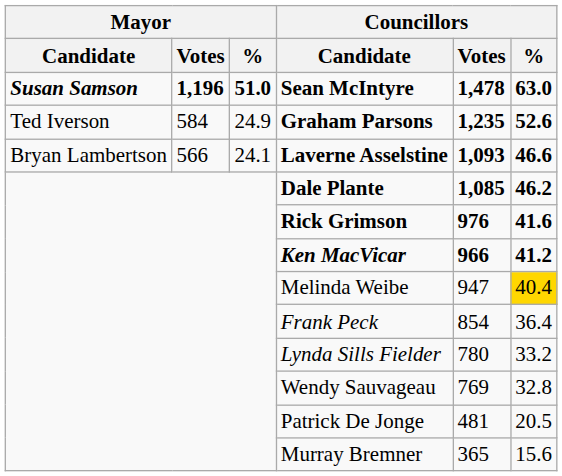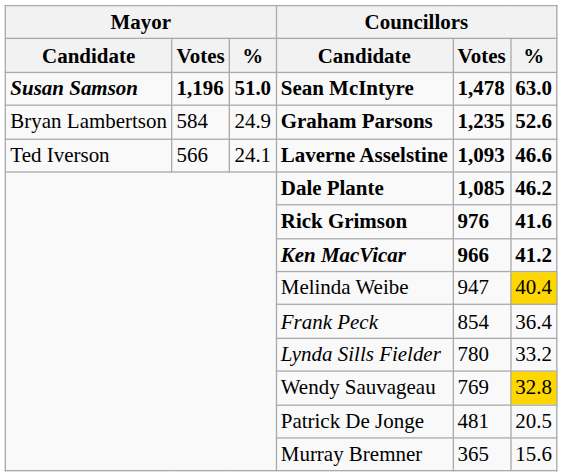(60, 121) Ted Iverson -> (89, 121) Bryan Lambertson
(89, 155) Bryan Lambertson -> (60, 155) Ted Iverson
(534, 387) no background -> (534, 387) gold background
